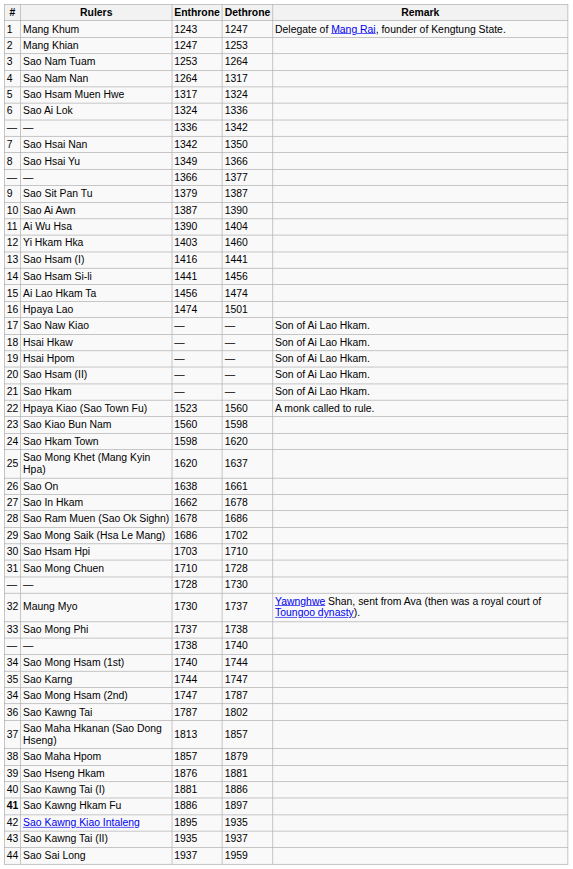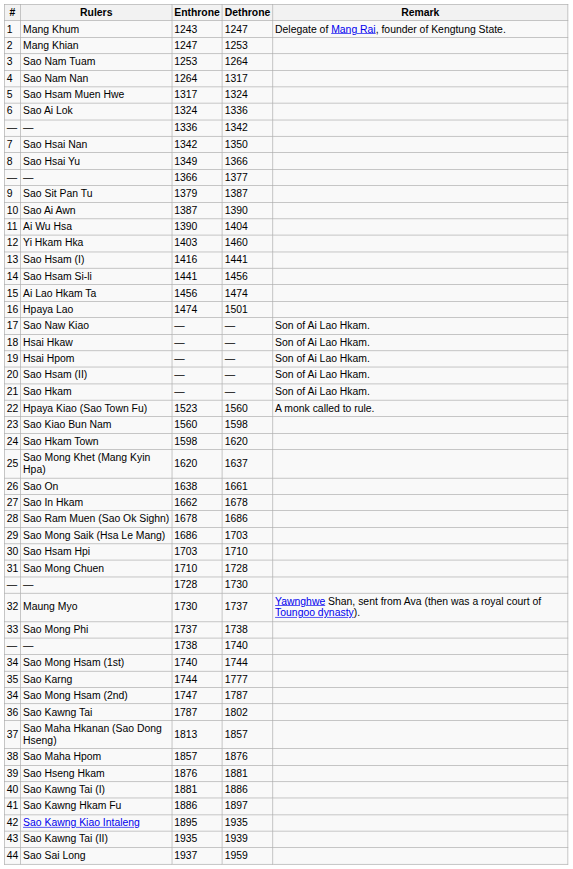(236, 535) 1702 -> (236, 535) 1703
(236, 679) 1747 -> (236, 679) 1777
(236, 757) 1879 -> (236, 757) 1876
(13, 806) bold -> (13, 806) normal
(236, 839) 1937 -> (236, 839) 1939
